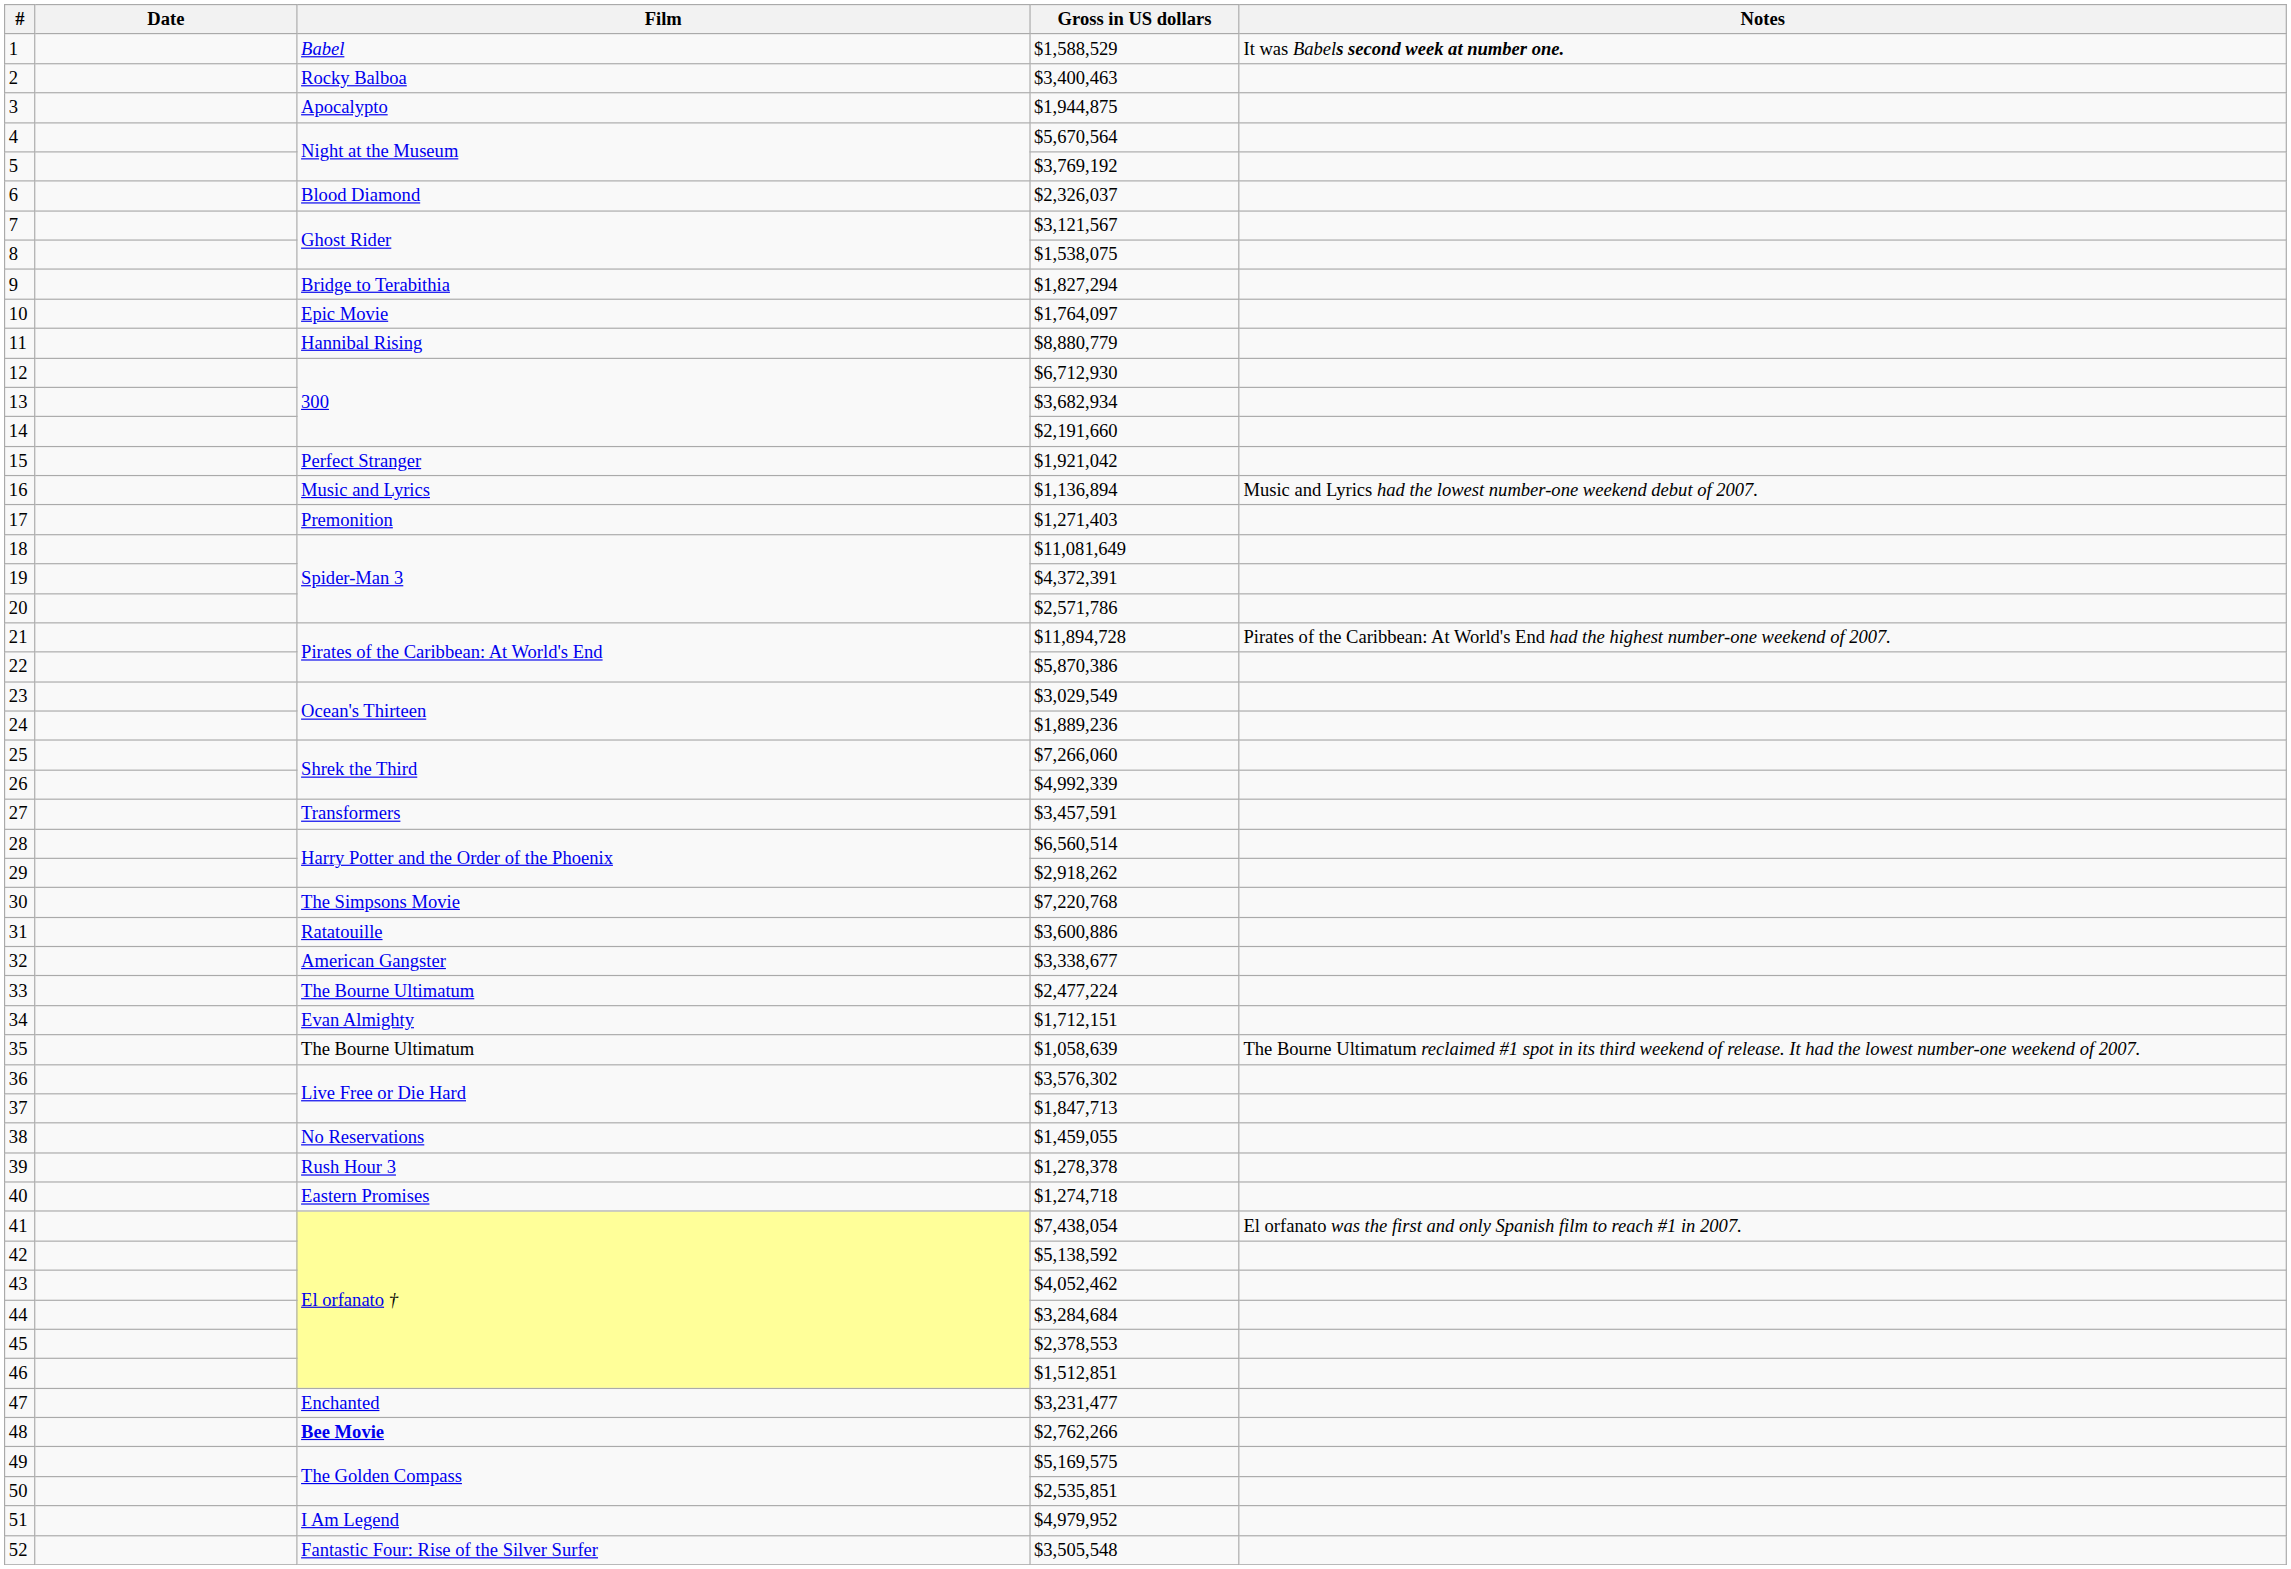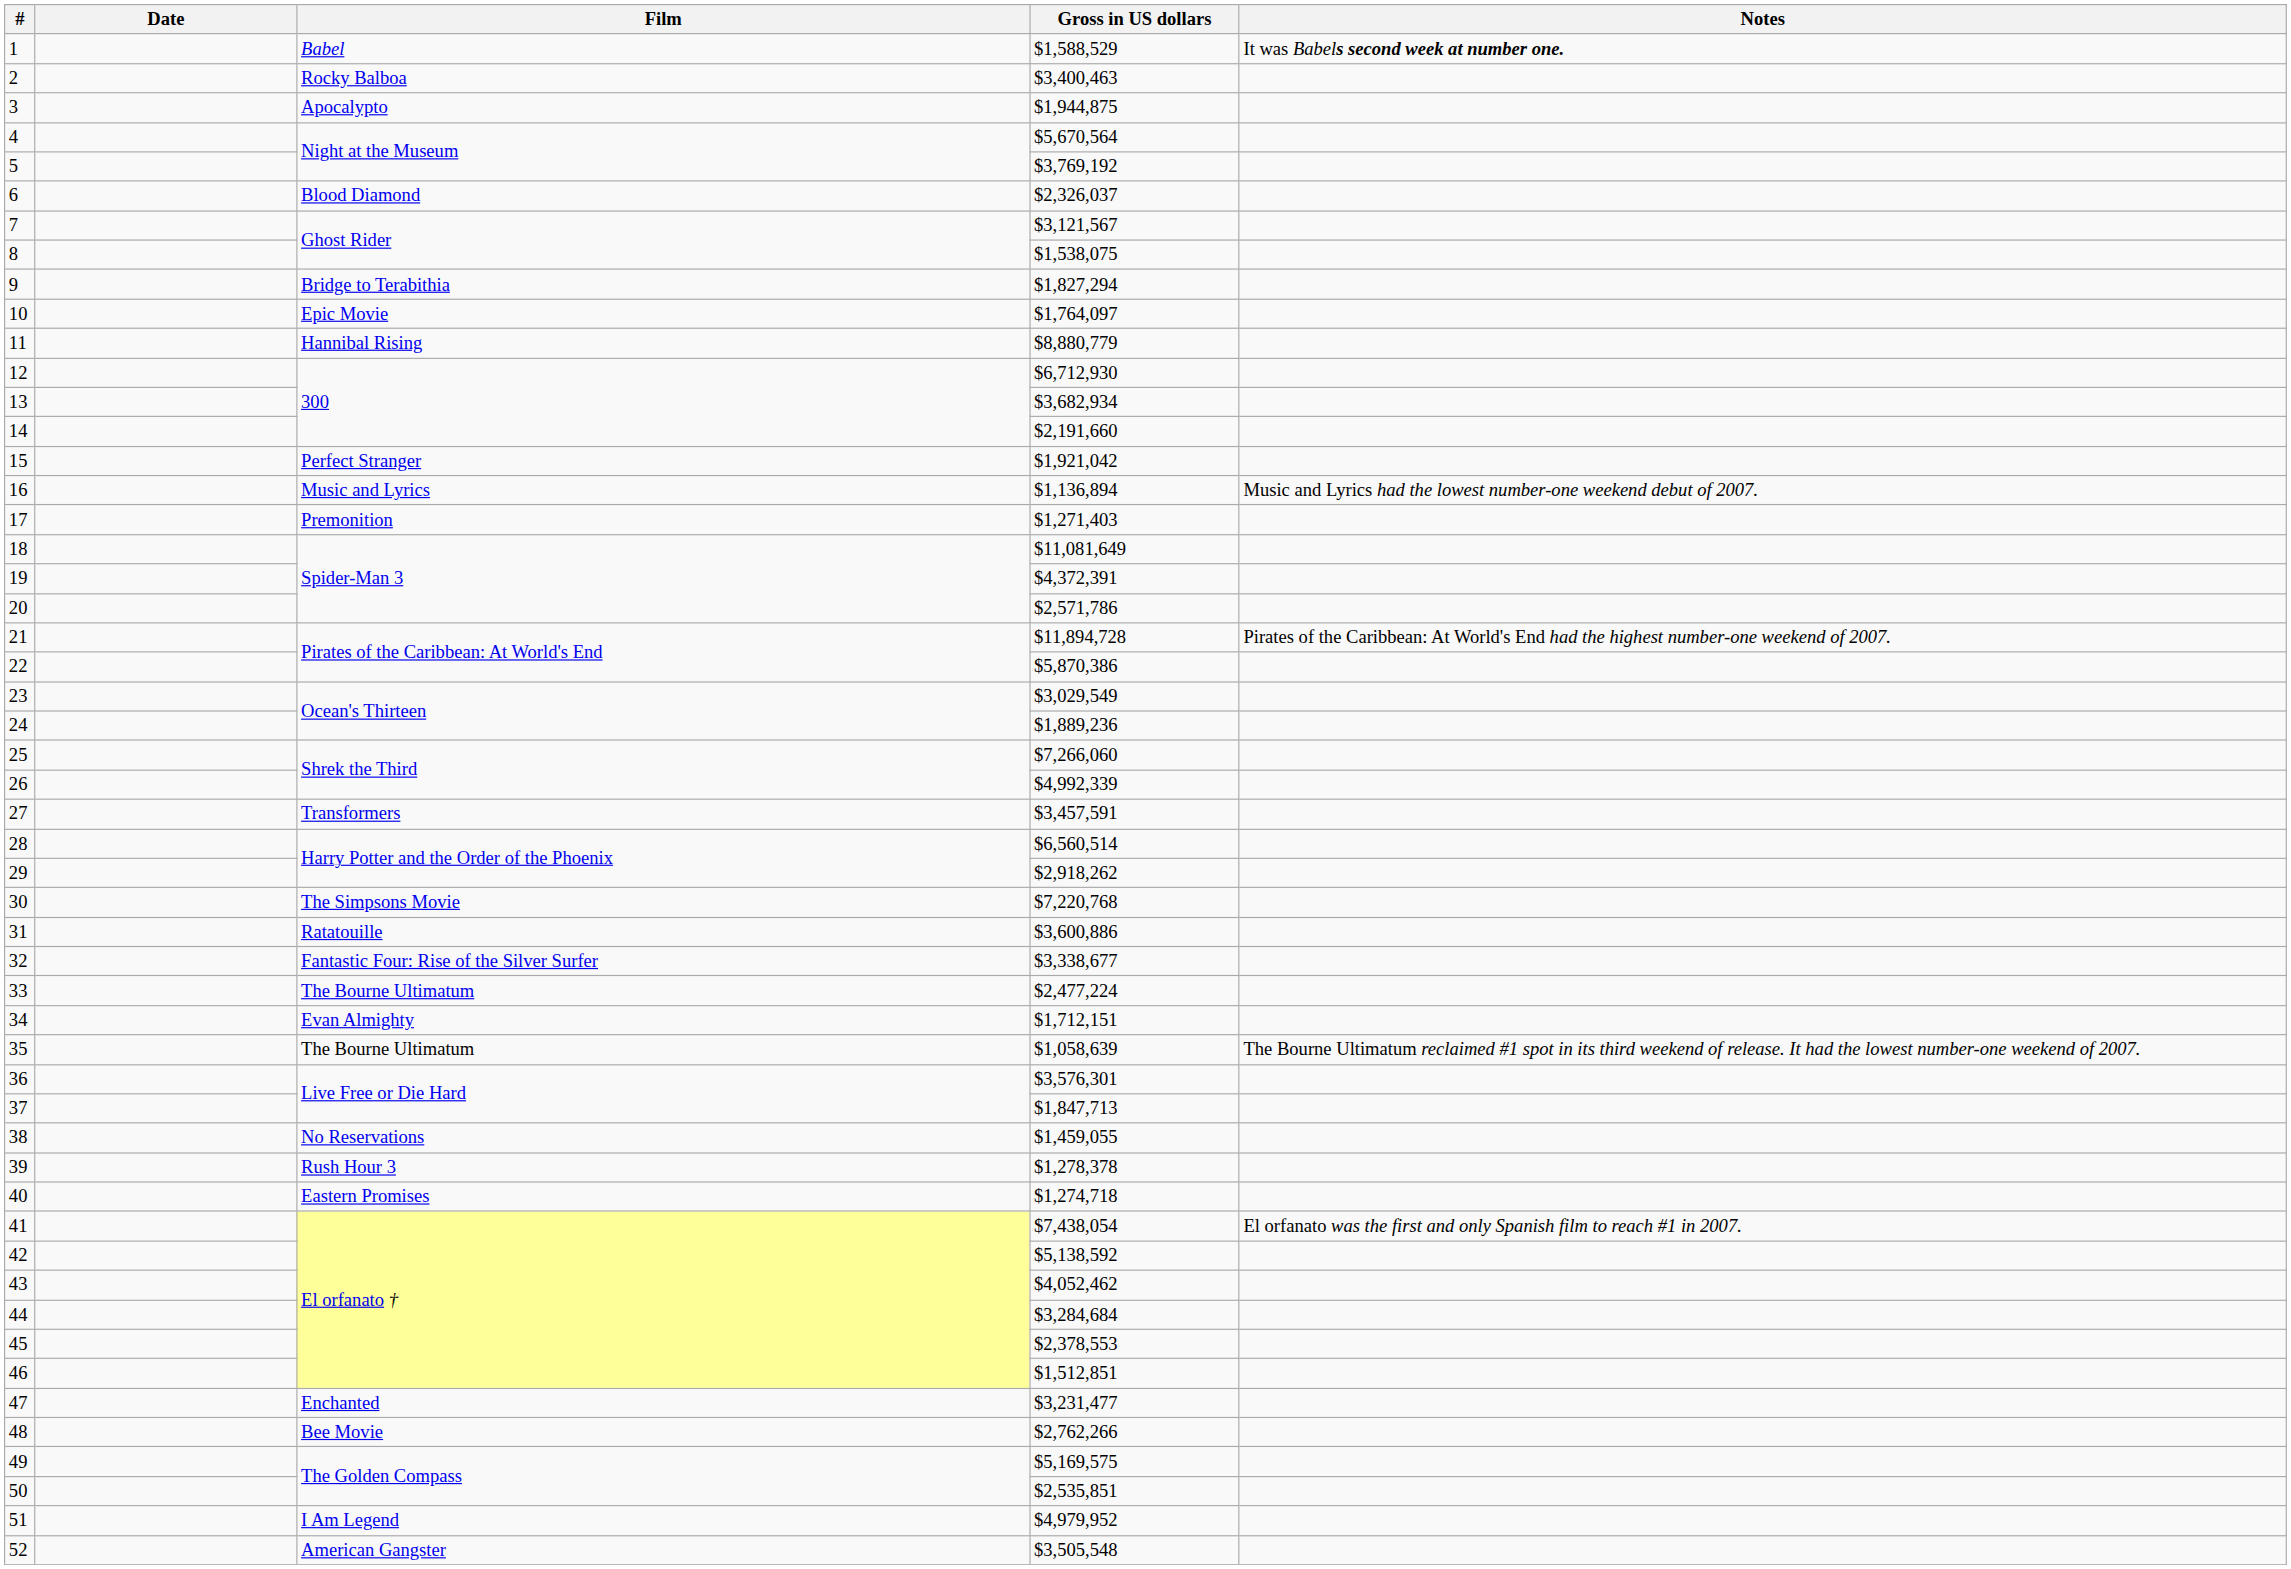(373, 961) American Gangster -> (450, 961) Fantastic Four: Rise of the Silver Surfer
(1076, 1078) $3,576,302 -> (1076, 1078) $3,576,301
(343, 1432) bold -> (342, 1432) normal
(450, 1549) Fantastic Four: Rise of the Silver Surfer -> (373, 1549) American Gangster
